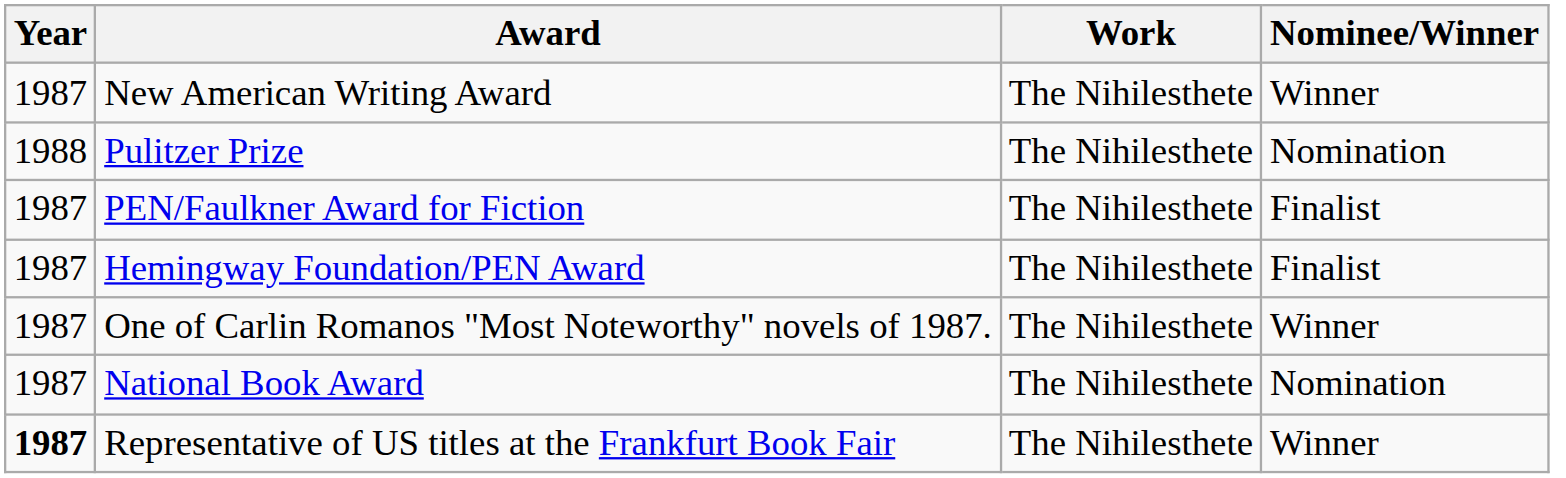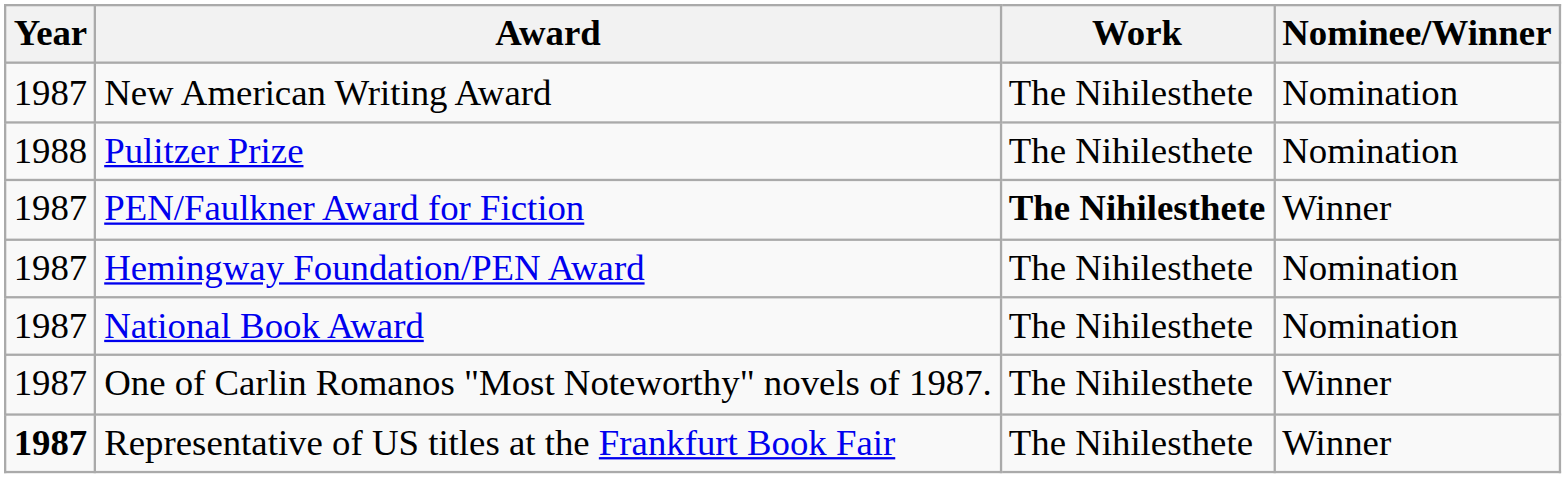(1324, 92) Winner -> (1370, 92) Nomination
(1131, 208) normal -> (1137, 208) bold
(1325, 208) Finalist -> (1337, 208) Winner
(1325, 267) Finalist -> (1370, 267) Nomination
rows swapped: (264, 383) <-> (548, 325)
